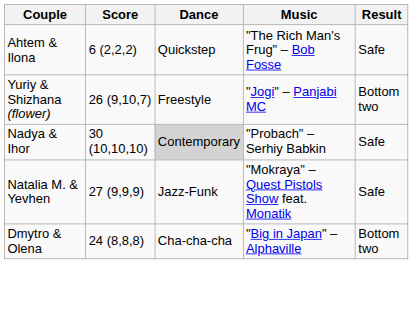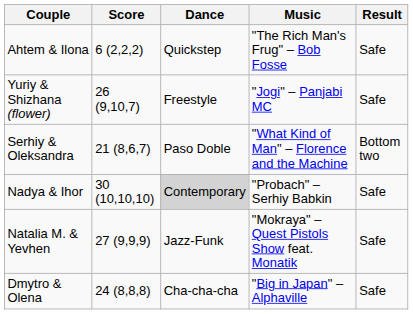(379, 99) Bottom two -> (373, 99) Safe
+ row: (41, 149)
(379, 241) Bottom two -> (373, 291) Safe
